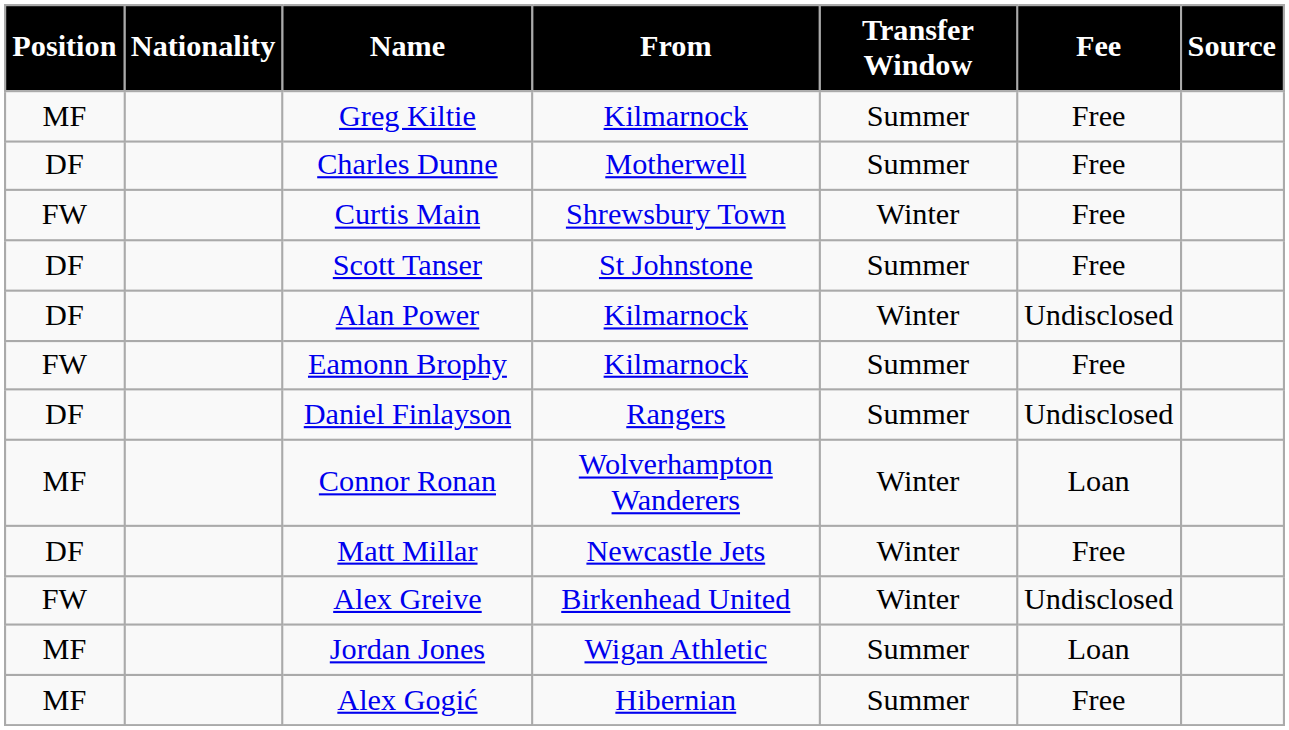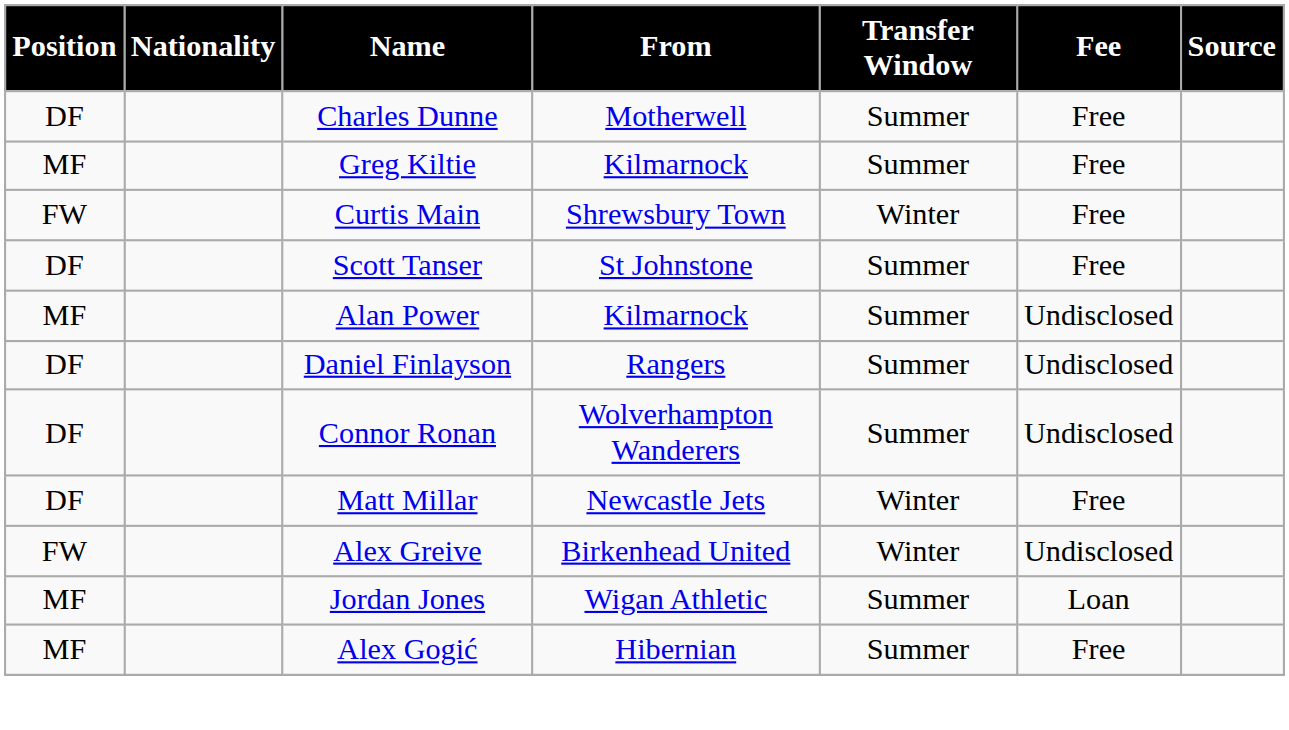rows swapped: (407, 165) <-> (407, 115)
(64, 314) DF -> (64, 314) MF
(918, 314) Winter -> (918, 314) Summer
- row: (407, 364)
(64, 482) MF -> (64, 432) DF
(918, 482) Winter -> (918, 432) Summer
(1099, 482) Loan -> (1099, 432) Undisclosed
